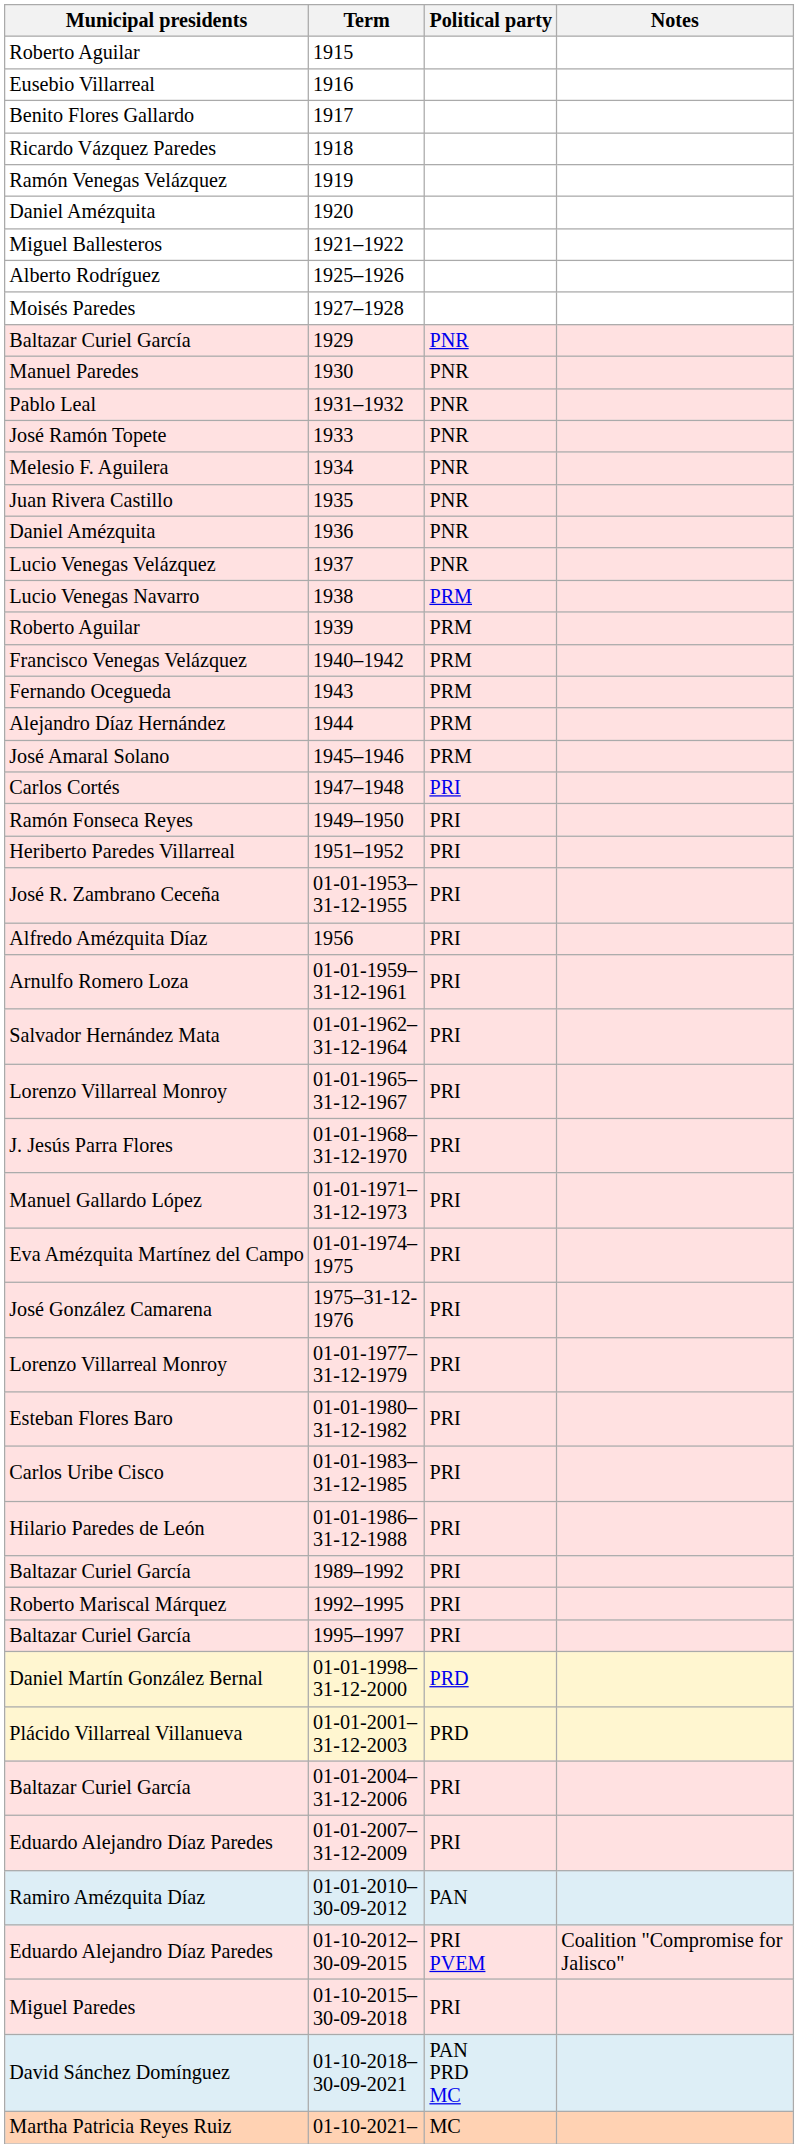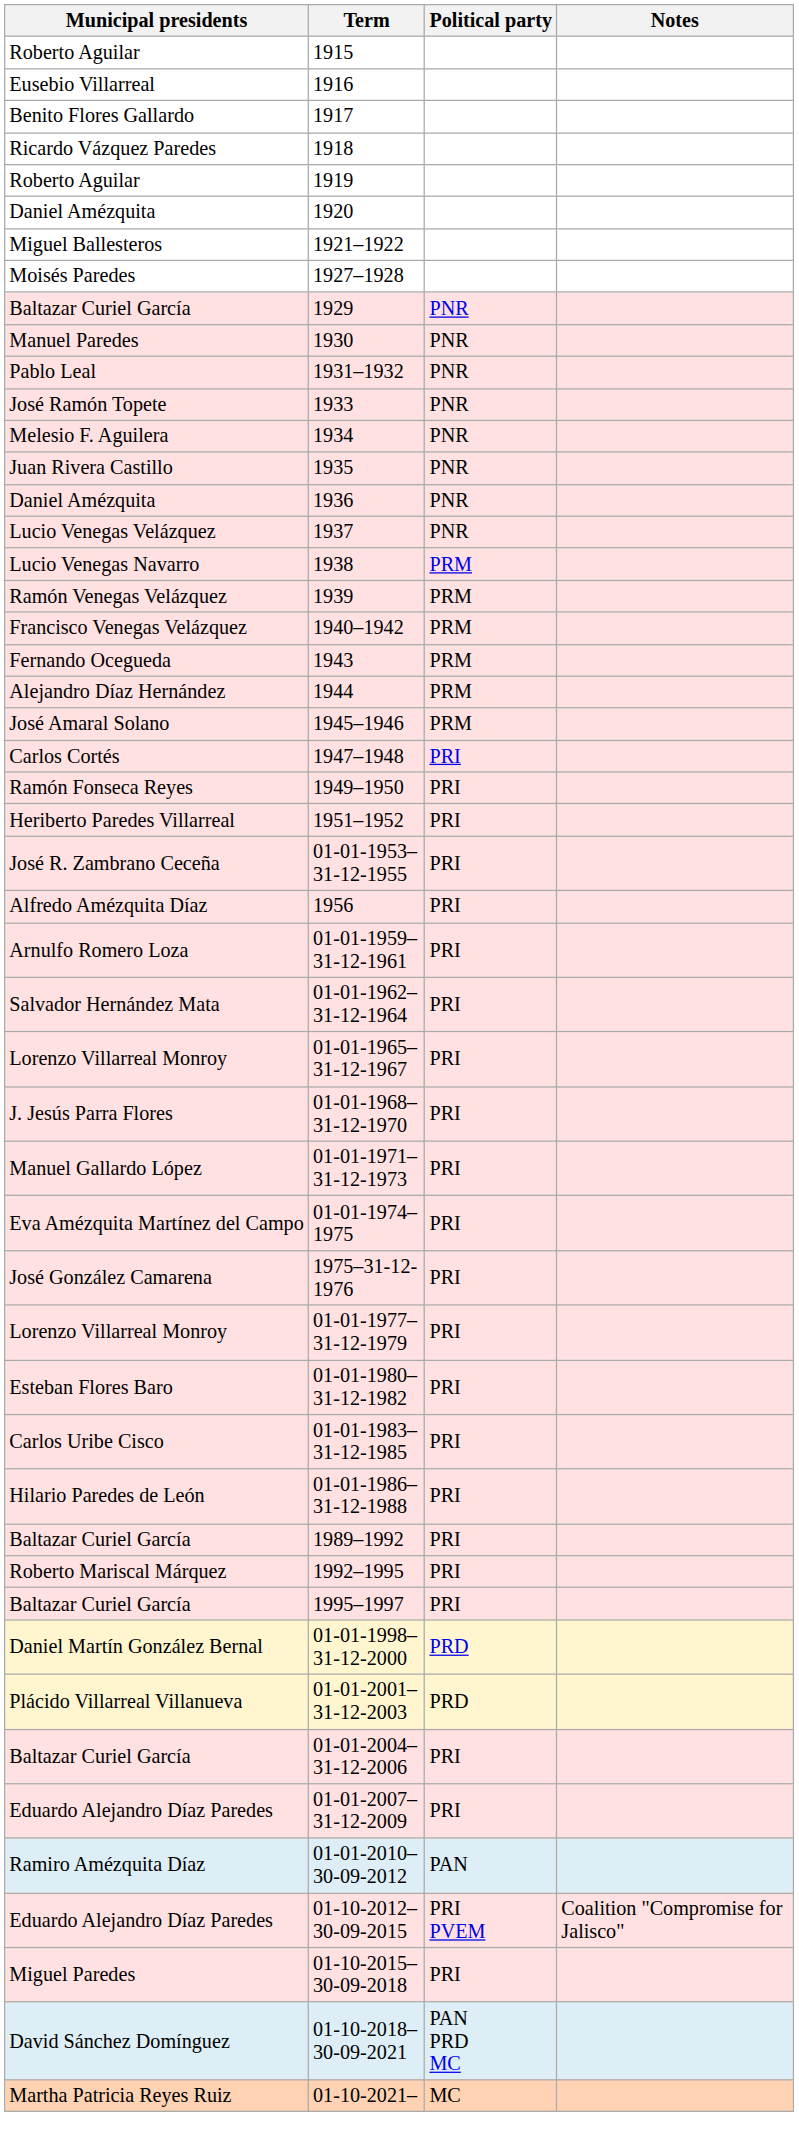(118, 180) Ramón Venegas Velázquez -> (75, 180) Roberto Aguilar
- row: (358, 276)
(75, 627) Roberto Aguilar -> (118, 595) Ramón Venegas Velázquez
